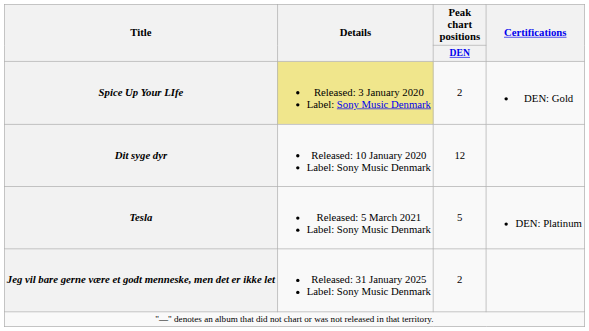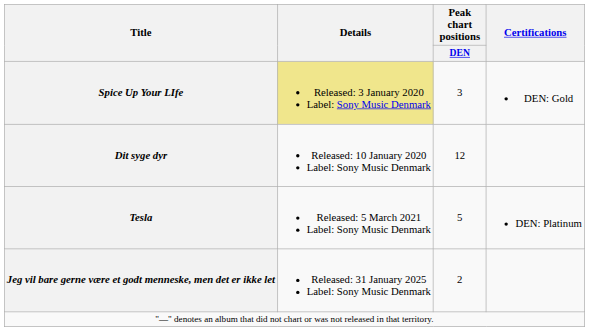(460, 92) 2 -> (460, 92) 3
